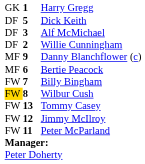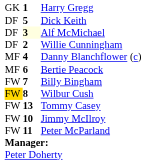(25, 32) no background -> (25, 32) lightyellow background
(25, 57) 9 -> (25, 57) 4
(28, 118) 12 -> (28, 118) 10
